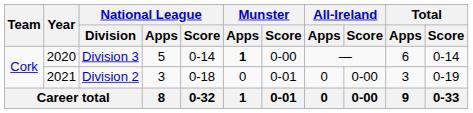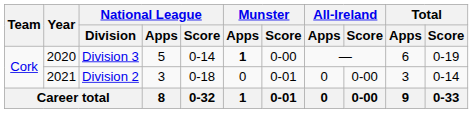(446, 56) 0-14 -> (446, 56) 0-19
(446, 77) 0-19 -> (446, 77) 0-14
